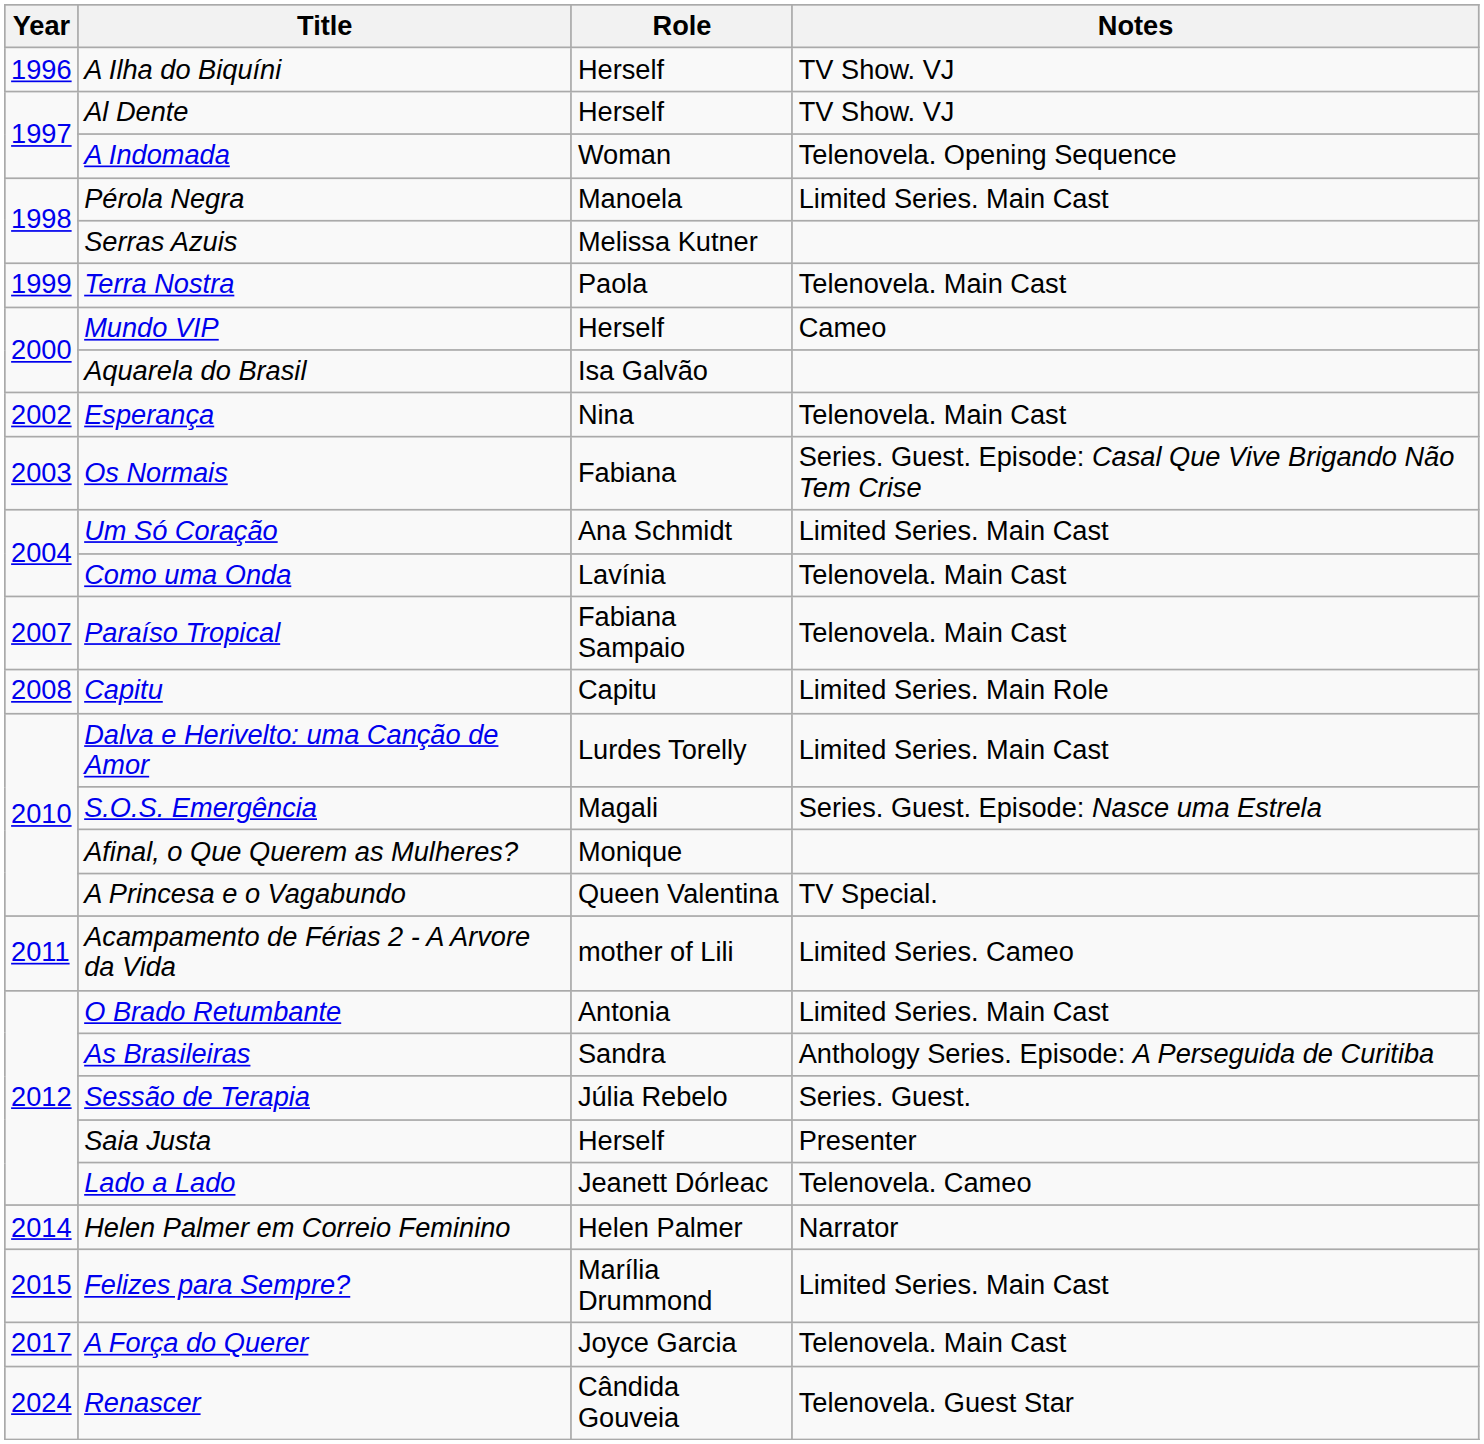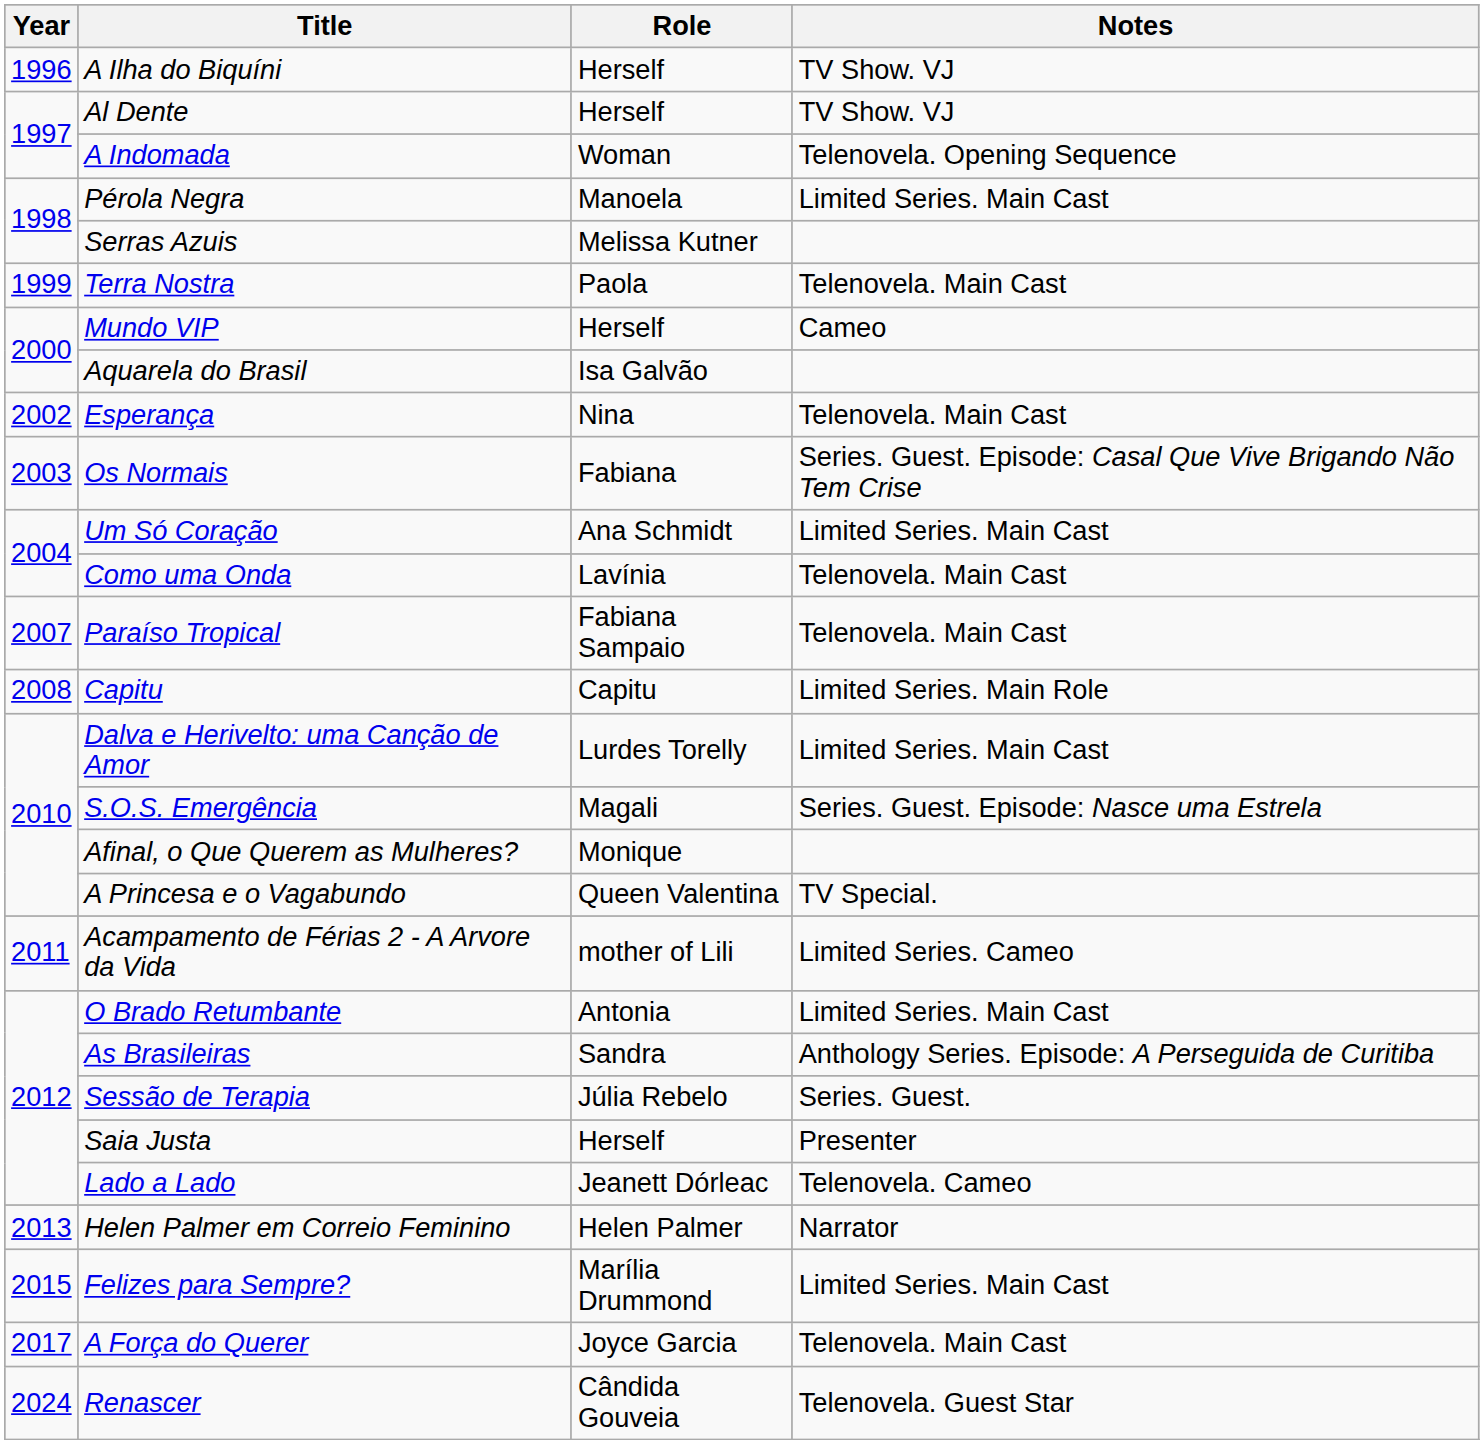(41, 1226) 2014 -> (41, 1226) 2013
